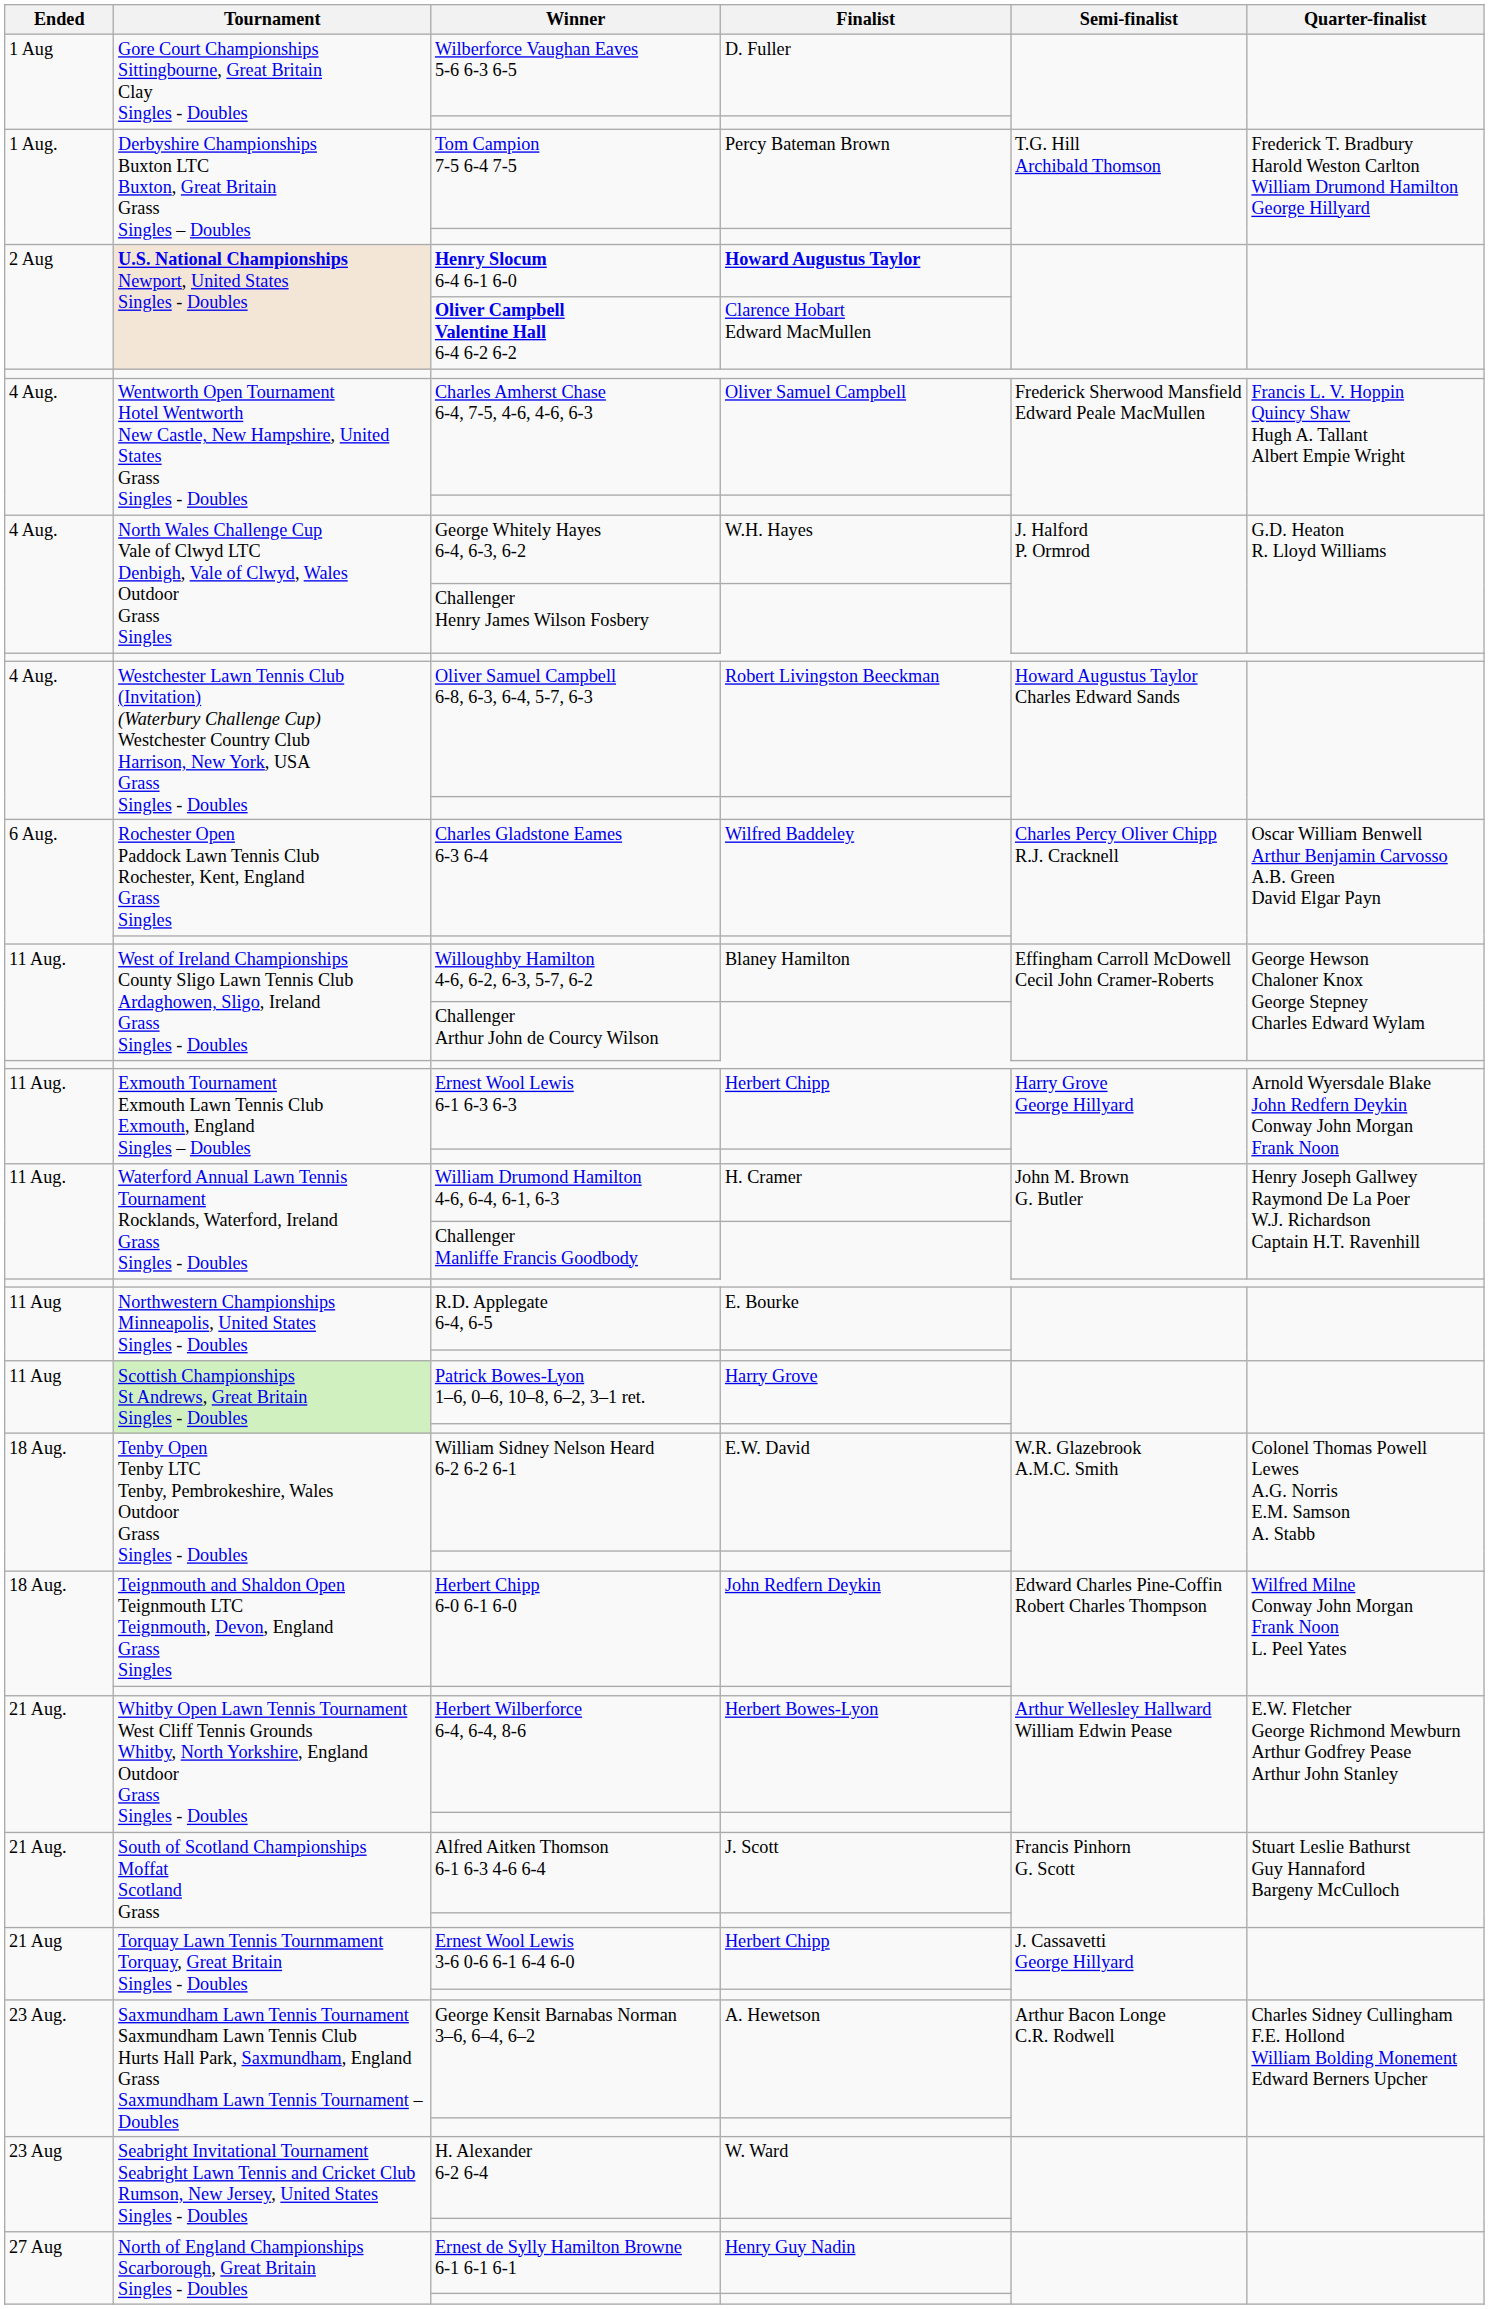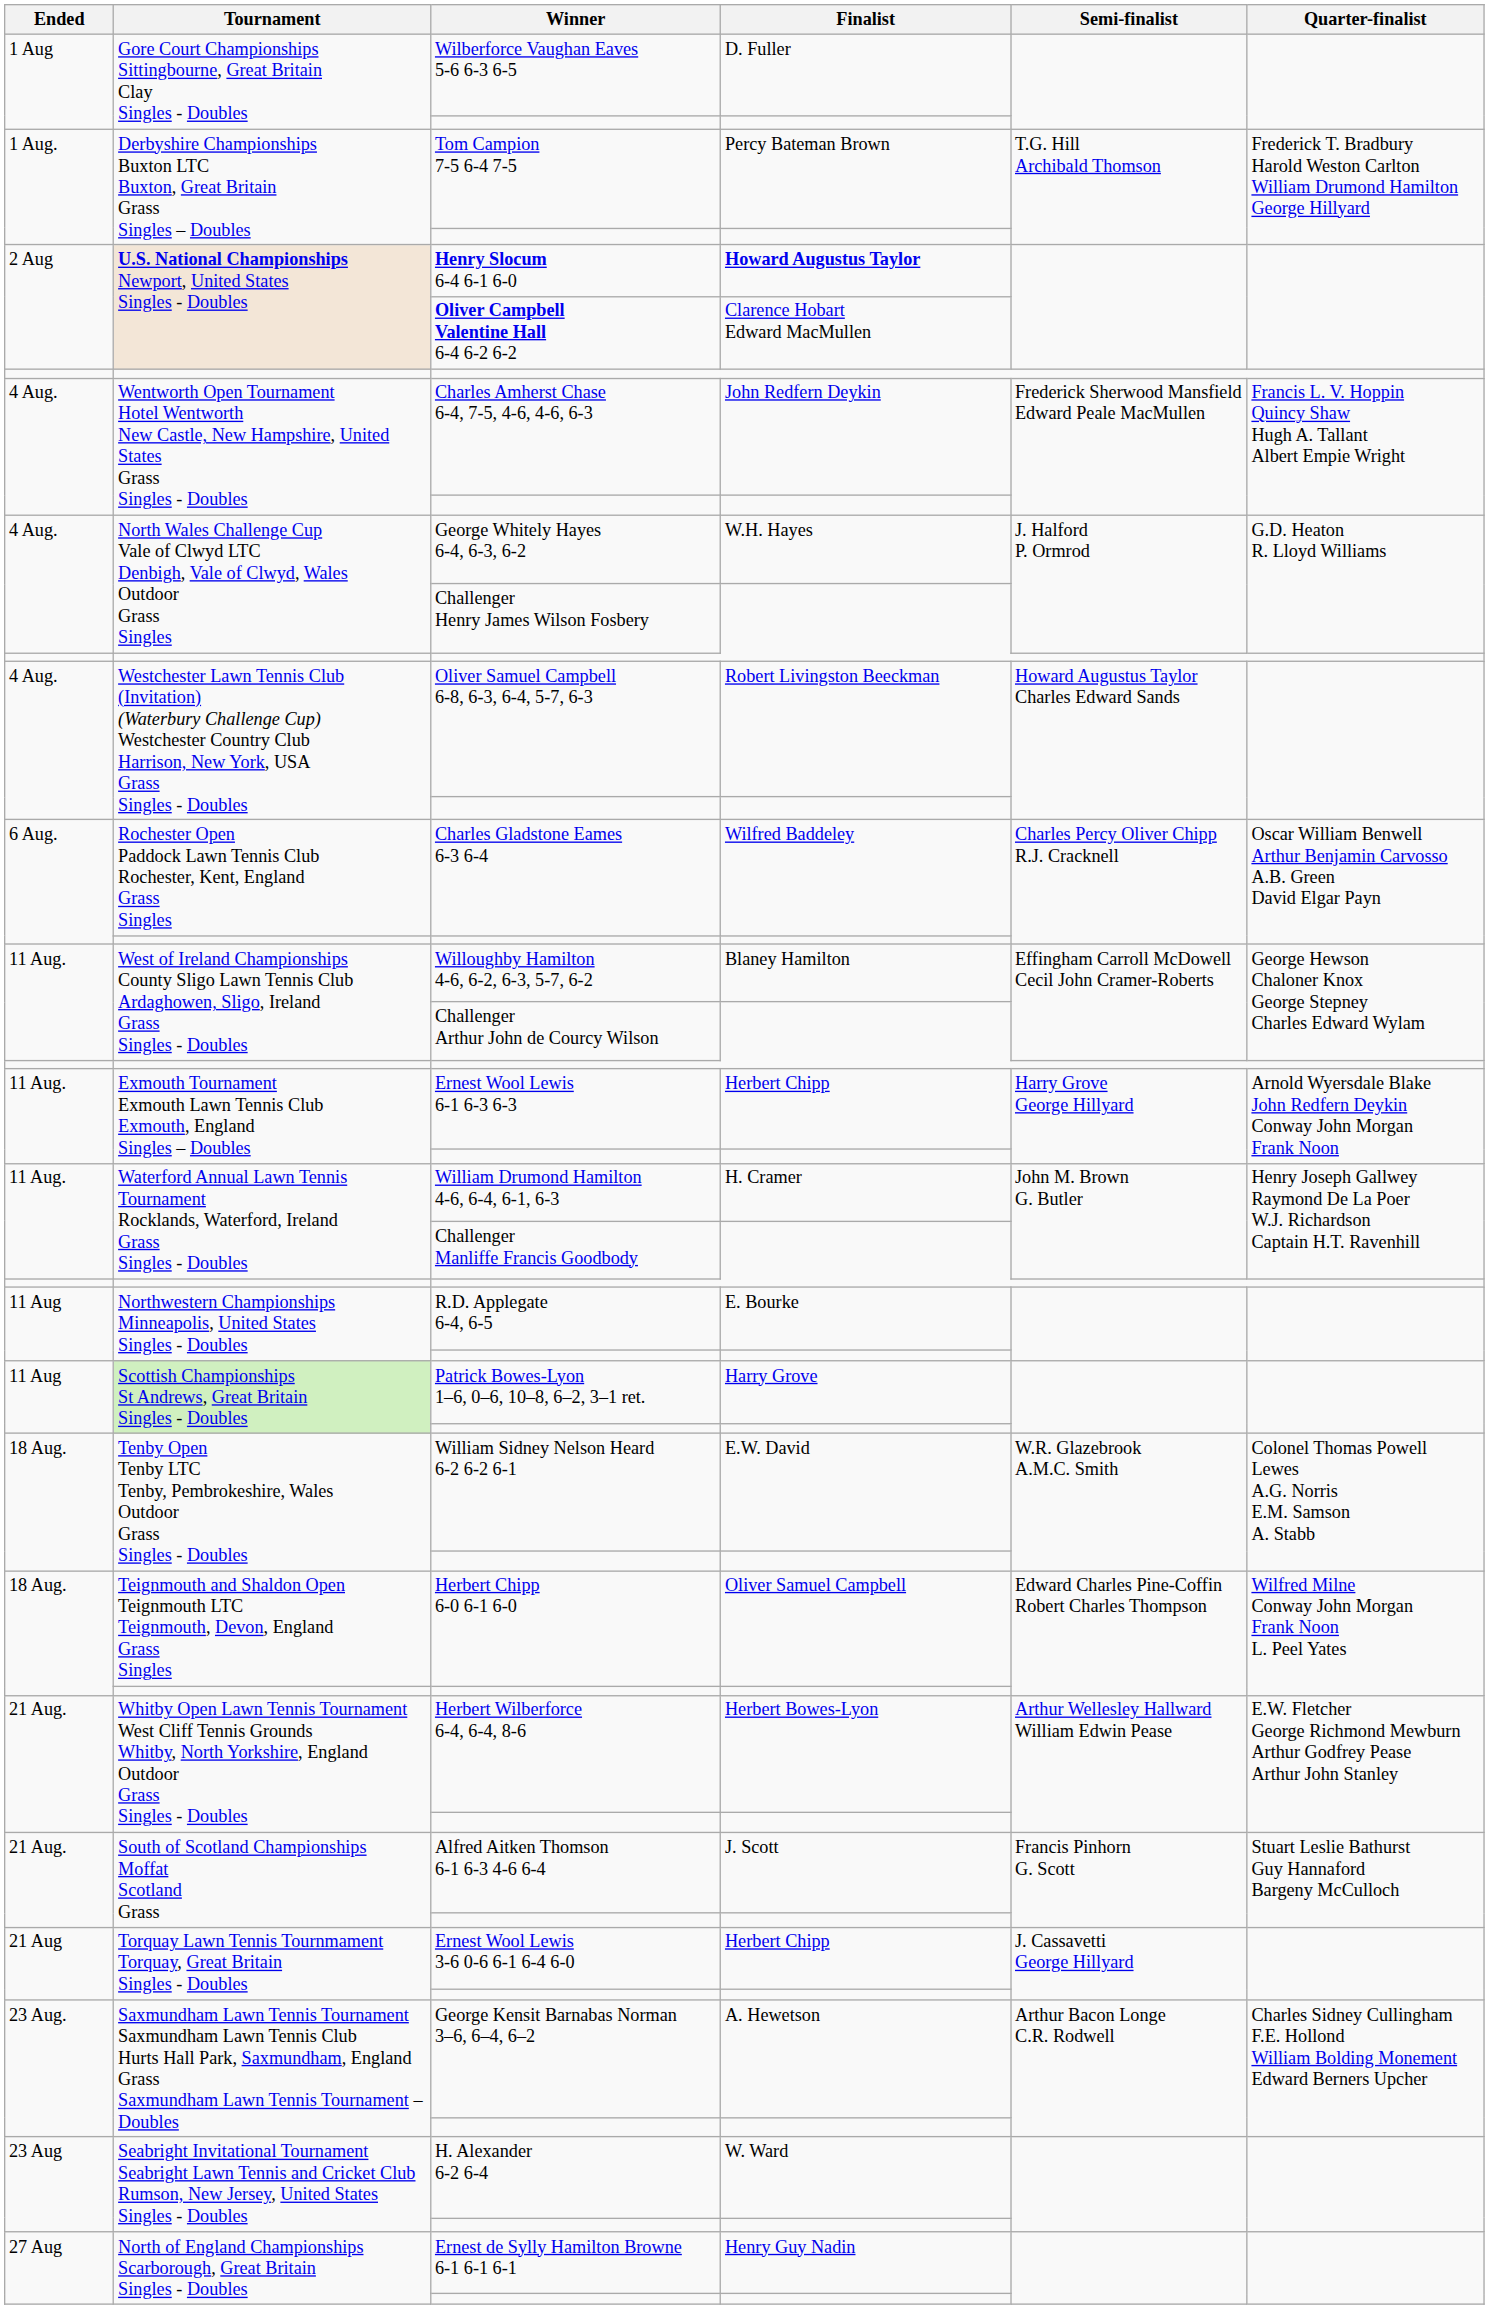(816, 392) Oliver Samuel Campbell -> (803, 392) John Redfern Deykin
(803, 1585) John Redfern Deykin -> (816, 1585) Oliver Samuel Campbell
